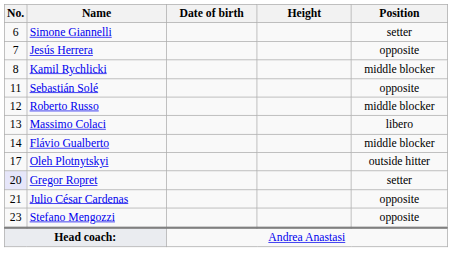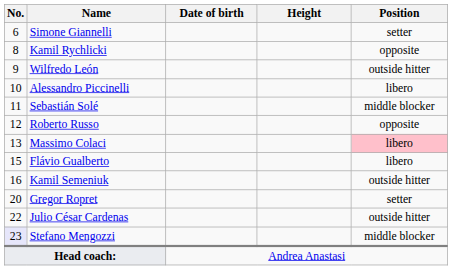- row: (61, 50)
(399, 69) middle blocker -> (399, 50) opposite
+ row: (64, 69)
+ row: (79, 87)
(399, 87) opposite -> (399, 106) middle blocker
(399, 106) middle blocker -> (399, 124) opposite
(399, 124) no background -> (399, 143) pink background
(16, 143) 14 -> (16, 161) 15
(399, 143) middle blocker -> (399, 161) libero
+ row: (69, 180)
- row: (69, 161)
(16, 180) lavender background -> (16, 198) no background
(16, 198) 21 -> (16, 217) 22
(399, 198) opposite -> (399, 217) outside hitter
(16, 217) no background -> (16, 236) lavender background
(399, 217) opposite -> (399, 236) middle blocker
